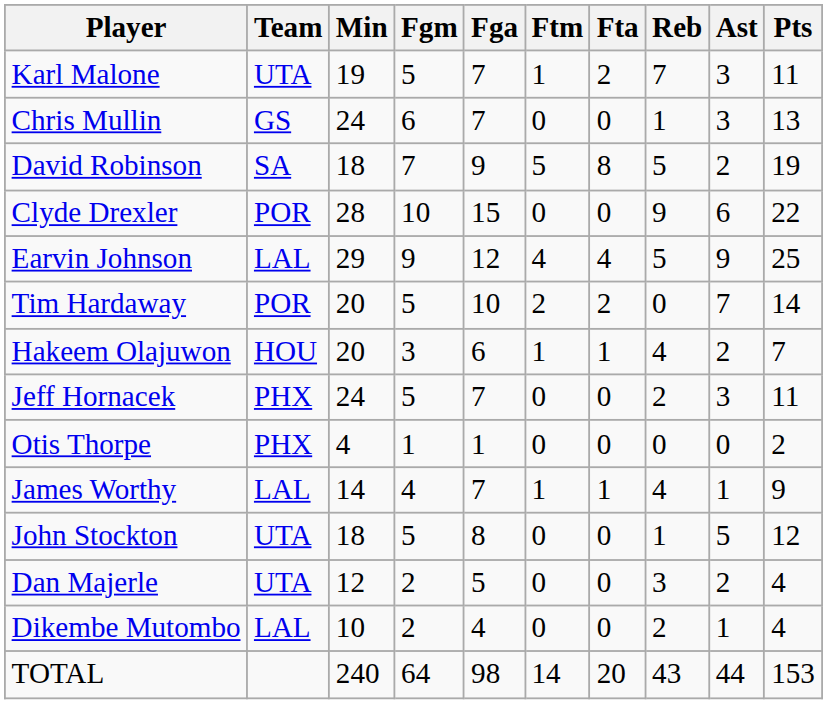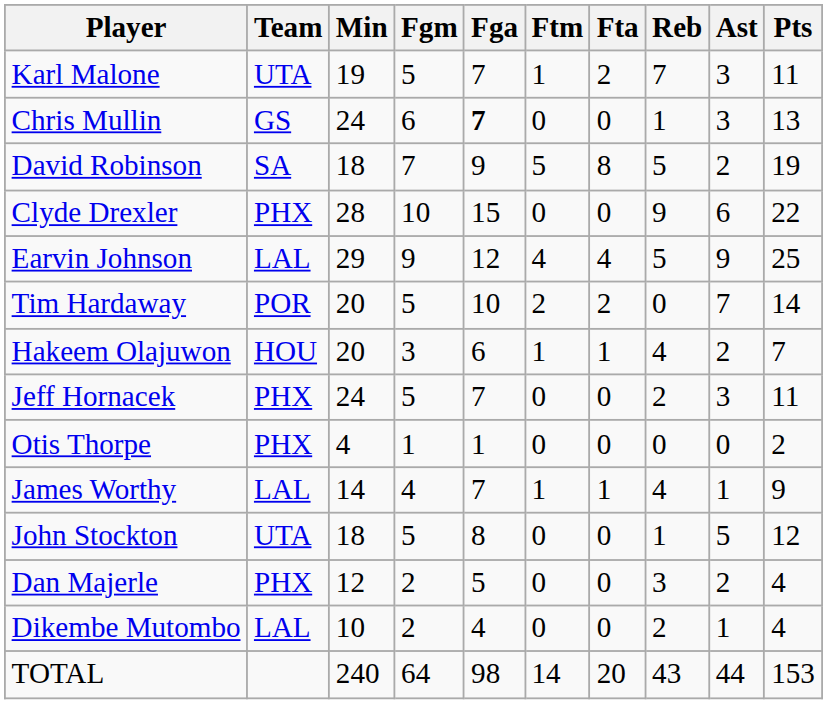(478, 119) normal -> (478, 119) bold
(282, 212) POR -> (283, 212) PHX
(283, 581) UTA -> (283, 581) PHX
